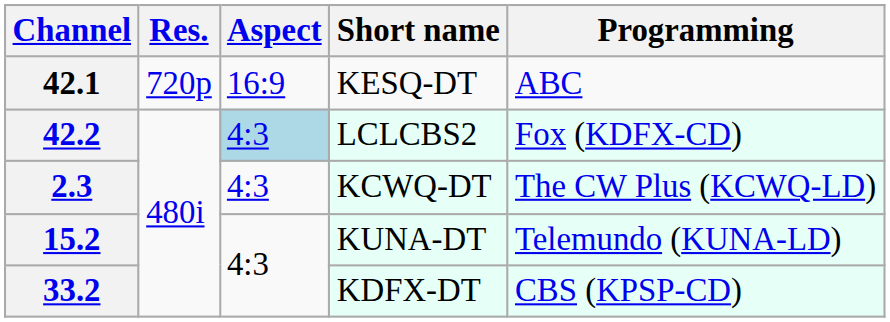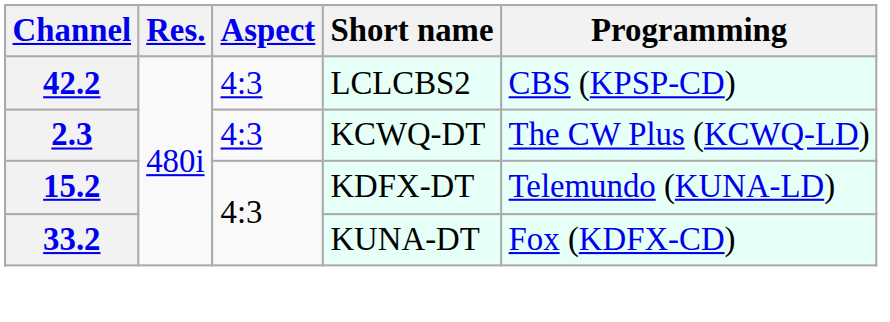- row: (72, 82)
(248, 134) lightblue background -> (241, 82) no background
(628, 134) Fox (KDFX-CD) -> (622, 82) CBS (KPSP-CD)
(411, 238) KUNA-DT -> (402, 186) KDFX-DT
(409, 290) KDFX-DT -> (405, 238) KUNA-DT
(628, 290) CBS (KPSP-CD) -> (622, 238) Fox (KDFX-CD)
